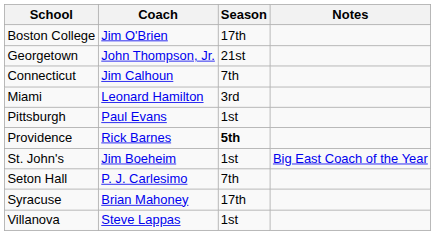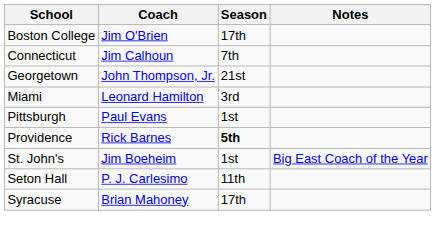rows swapped: (42, 76) <-> (43, 55)
(230, 179) 7th -> (233, 179) 11th
- row: (34, 220)
